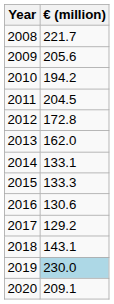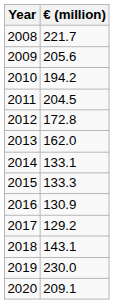(60, 204) 130.6 -> (60, 204) 130.9
(60, 267) lightblue background -> (60, 267) no background
